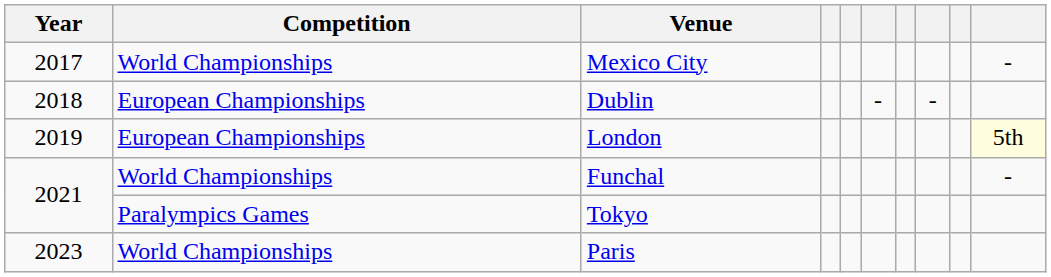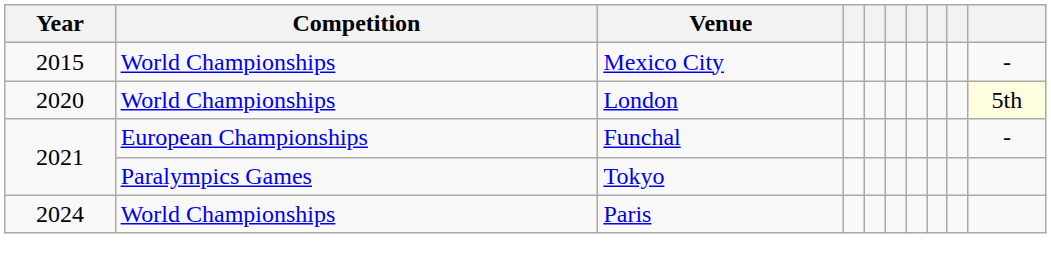(58, 61) 2017 -> (60, 61) 2015
- row: (620, 99)
(58, 137) 2019 -> (60, 99) 2020
(241, 137) European Championships -> (228, 99) World Championships
(225, 175) World Championships -> (244, 137) European Championships
(58, 251) 2023 -> (60, 213) 2024
